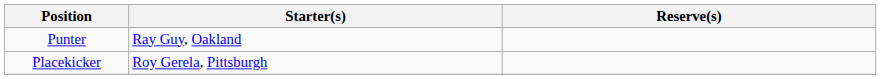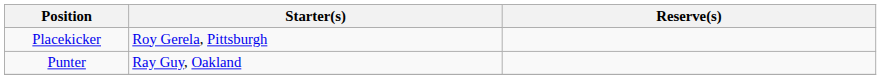rows swapped: (67, 39) <-> (67, 62)
